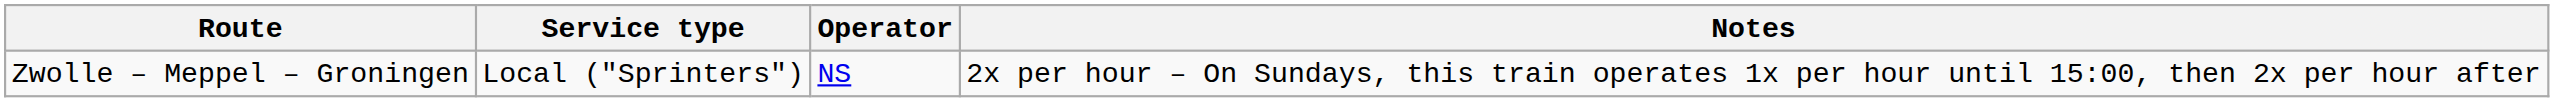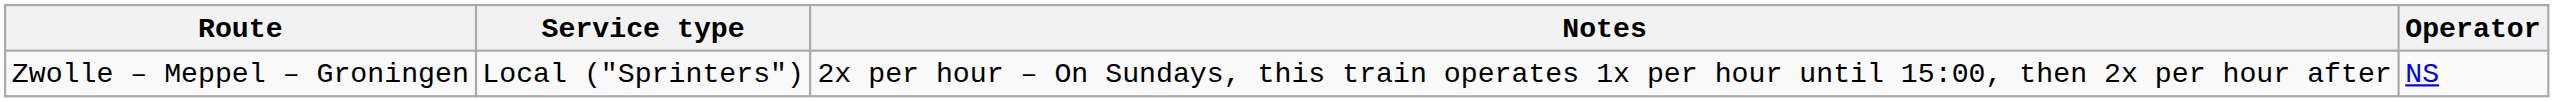columns swapped: (885, 28) <-> (1753, 28)
